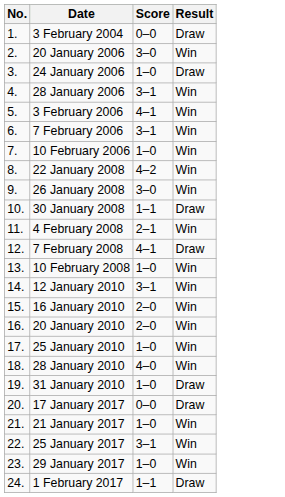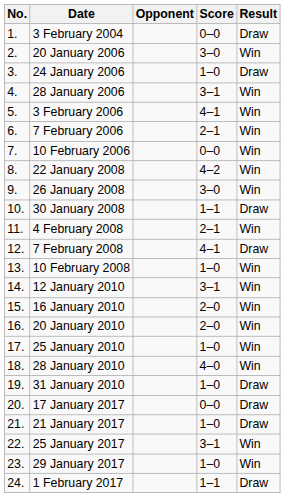+ column: (165, 14)
(146, 131) 3–1 -> (210, 131) 2–1
(146, 151) 1–0 -> (210, 151) 0–0
(186, 424) Win -> (254, 424) Draw
